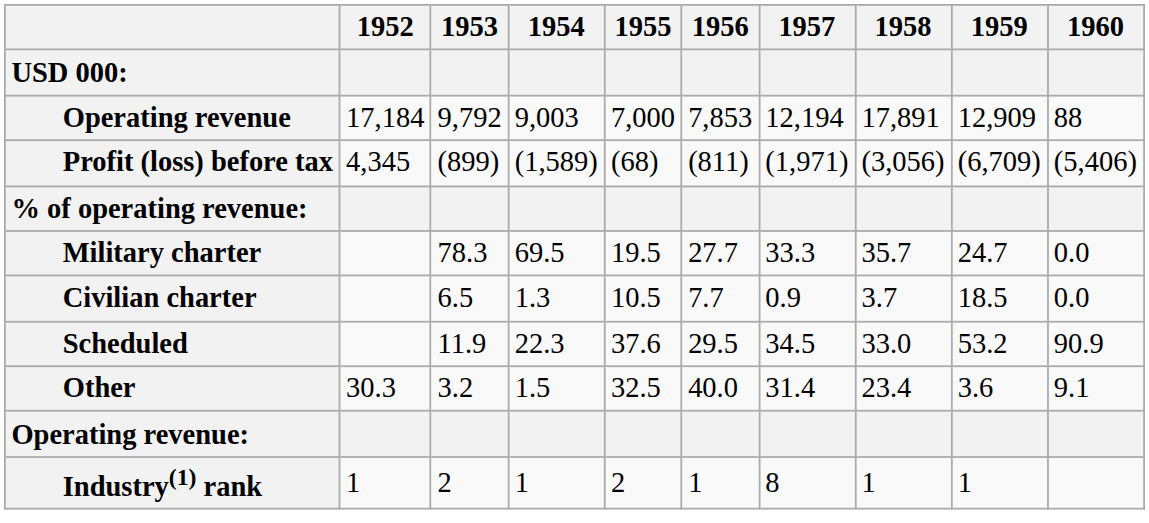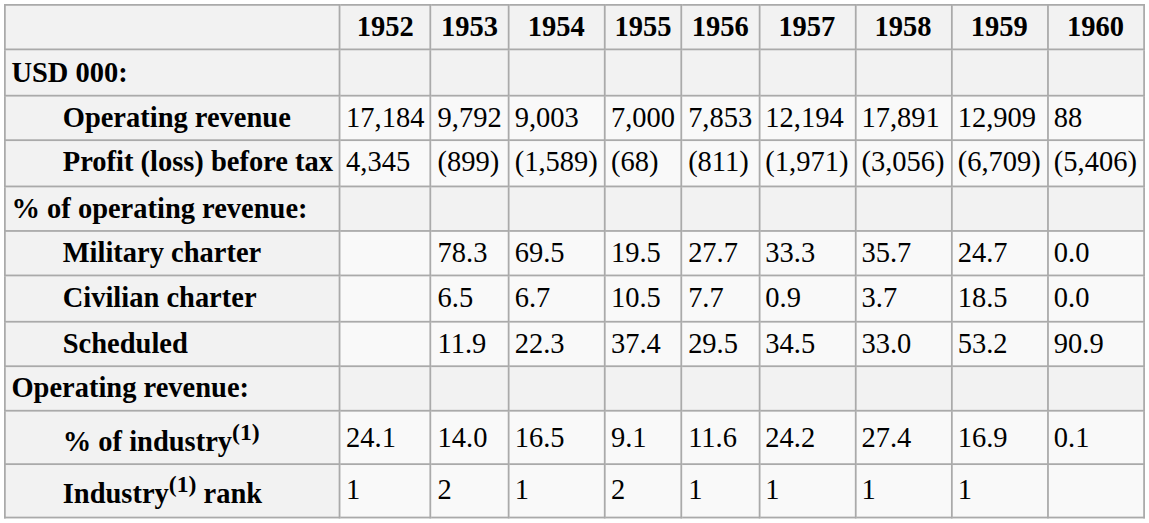(533, 298) 1.3 -> (533, 298) 6.7
(636, 343) 37.6 -> (636, 343) 37.4
- row: (99, 388)
+ row: (161, 437)
(772, 482) 8 -> (772, 490) 1
